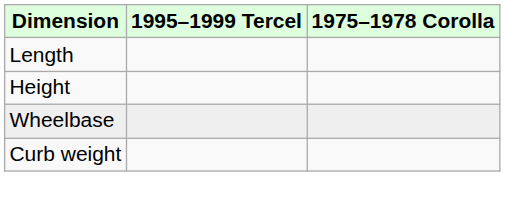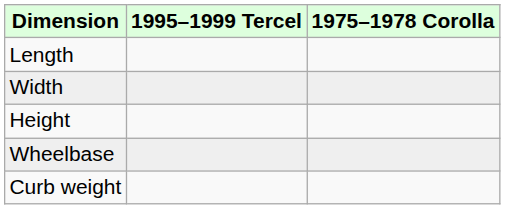+ row: (36, 87)
